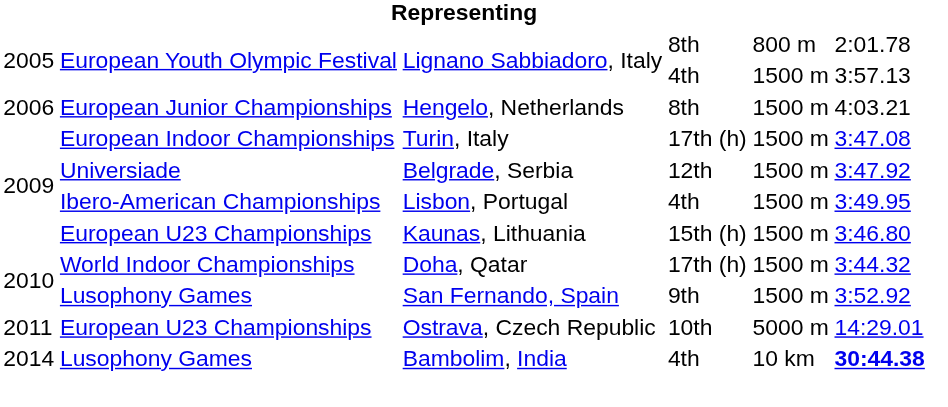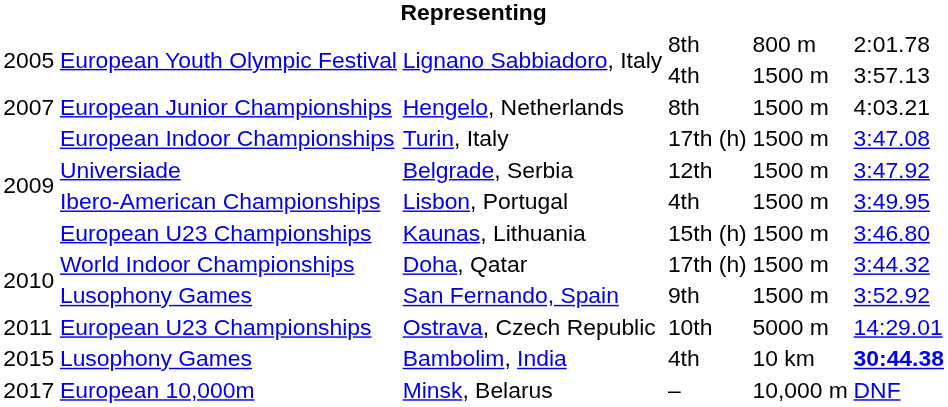(29, 107) 2006 -> (29, 107) 2007
(29, 359) 2014 -> (29, 359) 2015
+ row: (478, 390)
